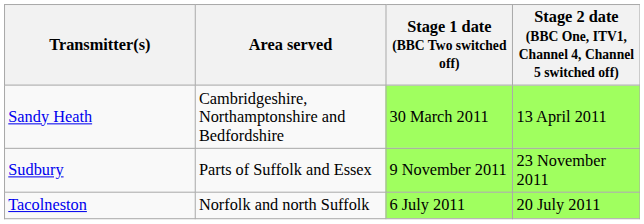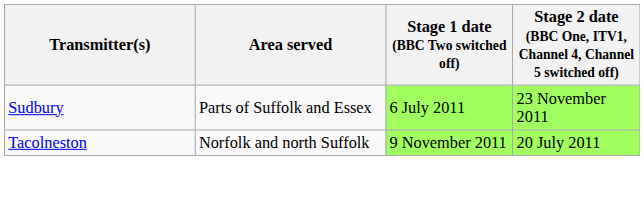- row: (50, 116)
(448, 170) 9 November 2011 -> (427, 107) 6 July 2011
(427, 205) 6 July 2011 -> (448, 142) 9 November 2011
